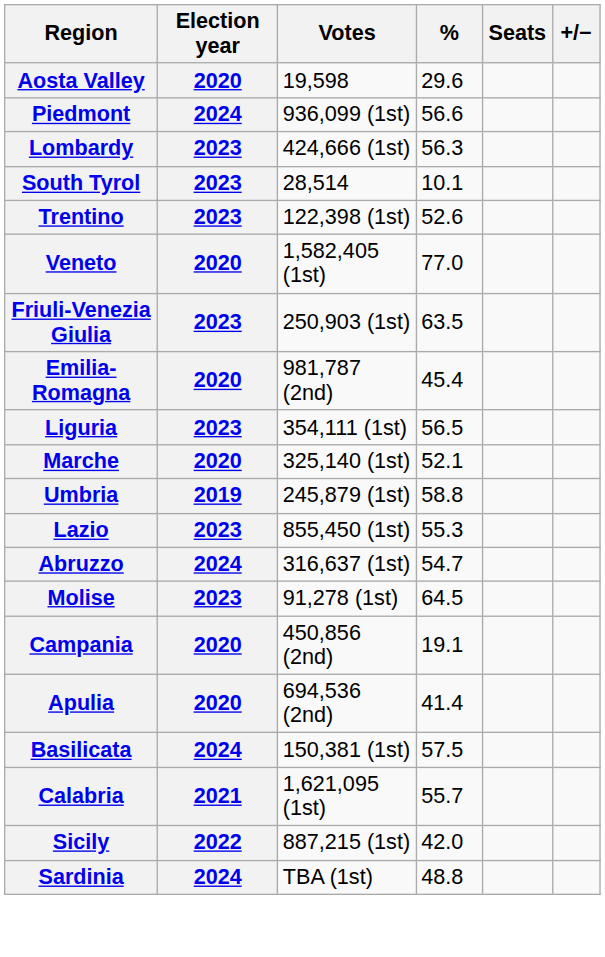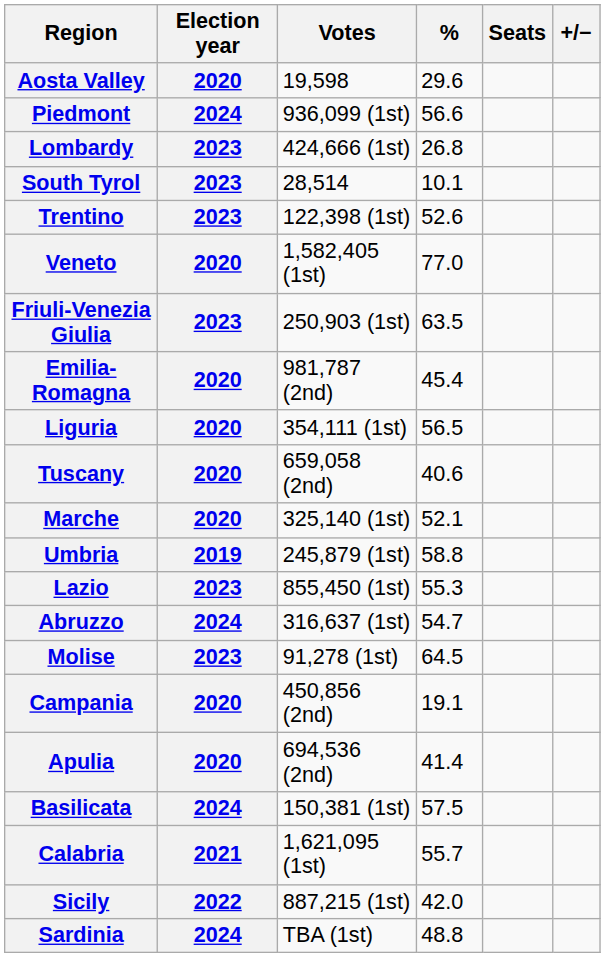(442, 148) 56.3 -> (442, 148) 26.8
(218, 427) 2023 -> (218, 427) 2020
+ row: (81, 473)
